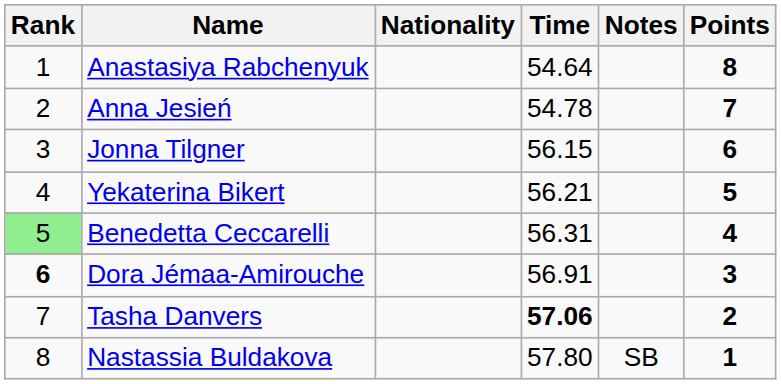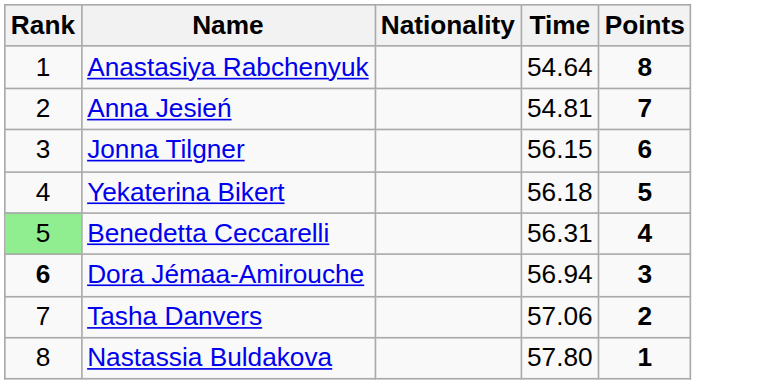- column: (641, 25)
(560, 108) 54.78 -> (560, 108) 54.81
(560, 191) 56.21 -> (560, 191) 56.18
(560, 274) 56.91 -> (560, 274) 56.94
(560, 316) bold -> (560, 316) normal
